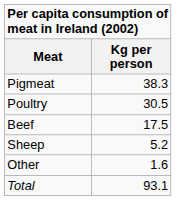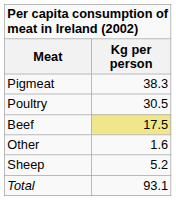(156, 124) no background -> (156, 124) khaki background
rows swapped: (26, 144) <-> (23, 165)
